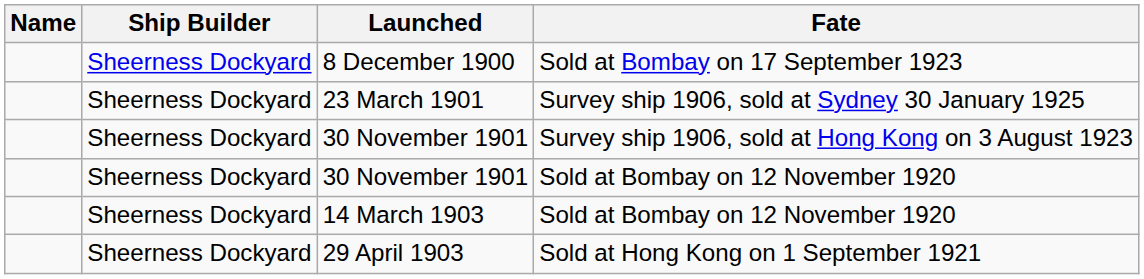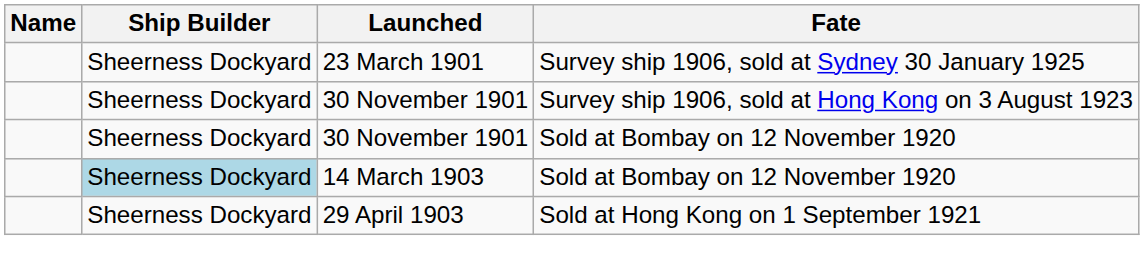- row: (419, 61)
(199, 215) no background -> (199, 176) lightblue background
